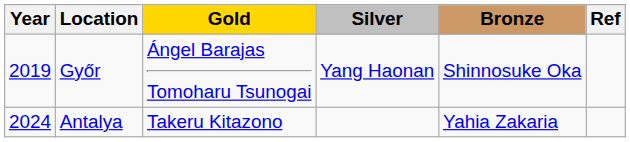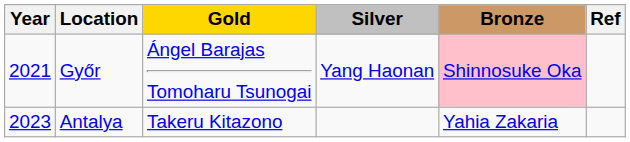(30, 70) 2019 -> (30, 70) 2021
(512, 70) no background -> (512, 70) pink background
(30, 121) 2024 -> (30, 121) 2023
